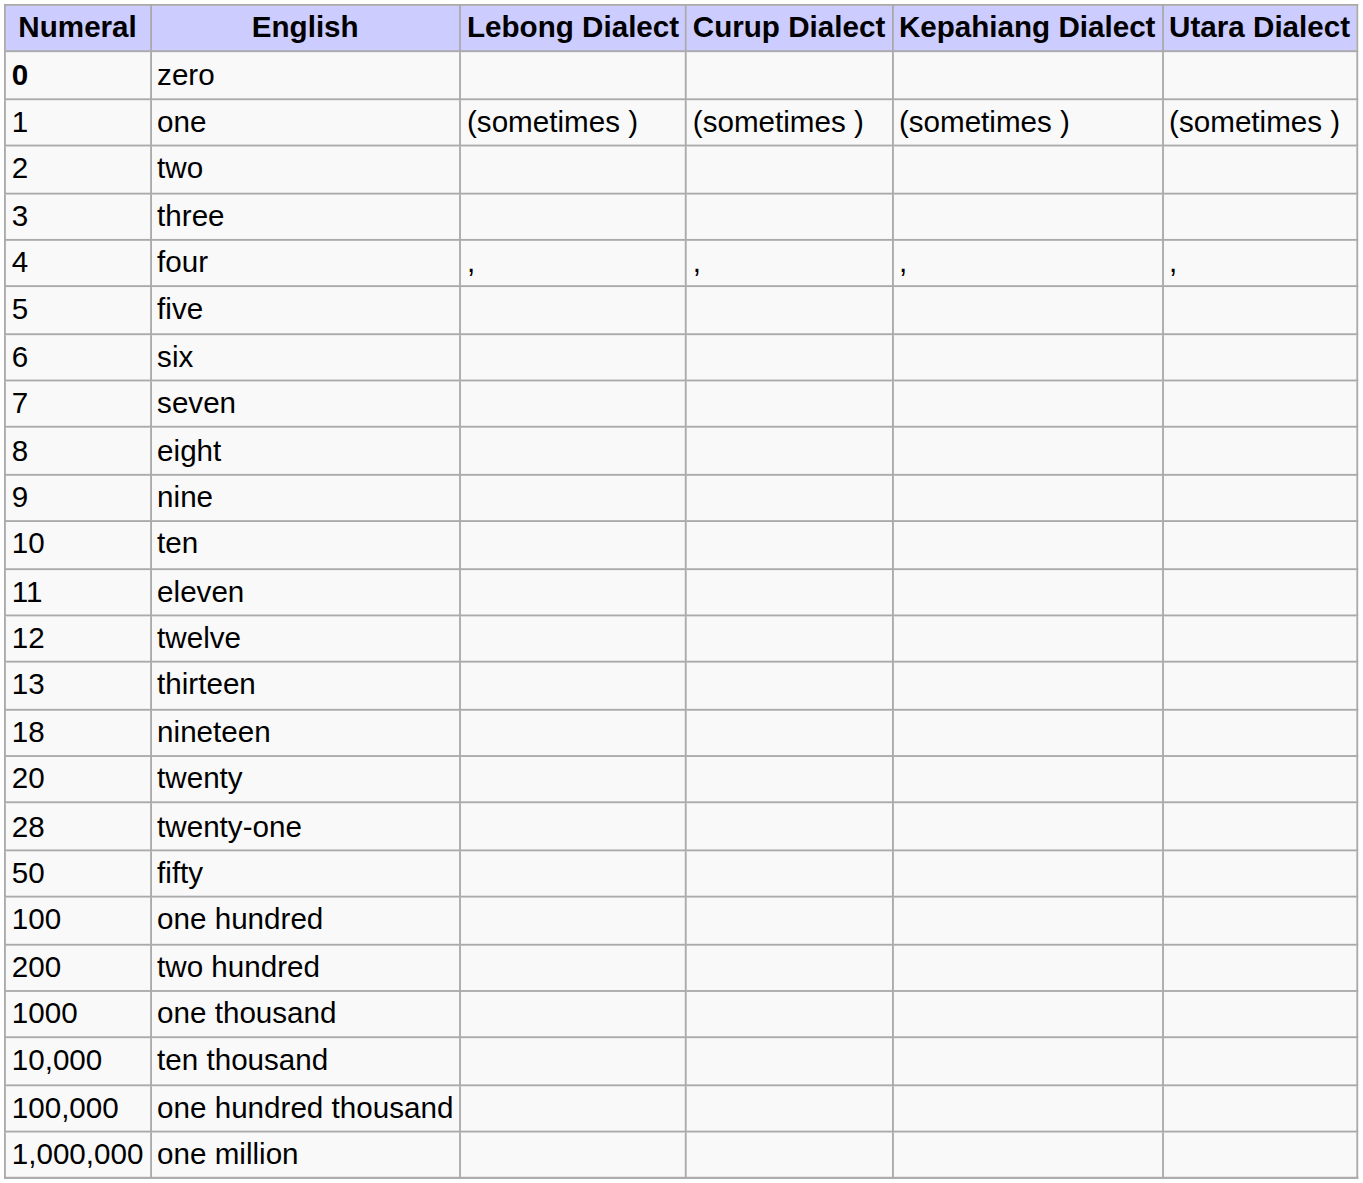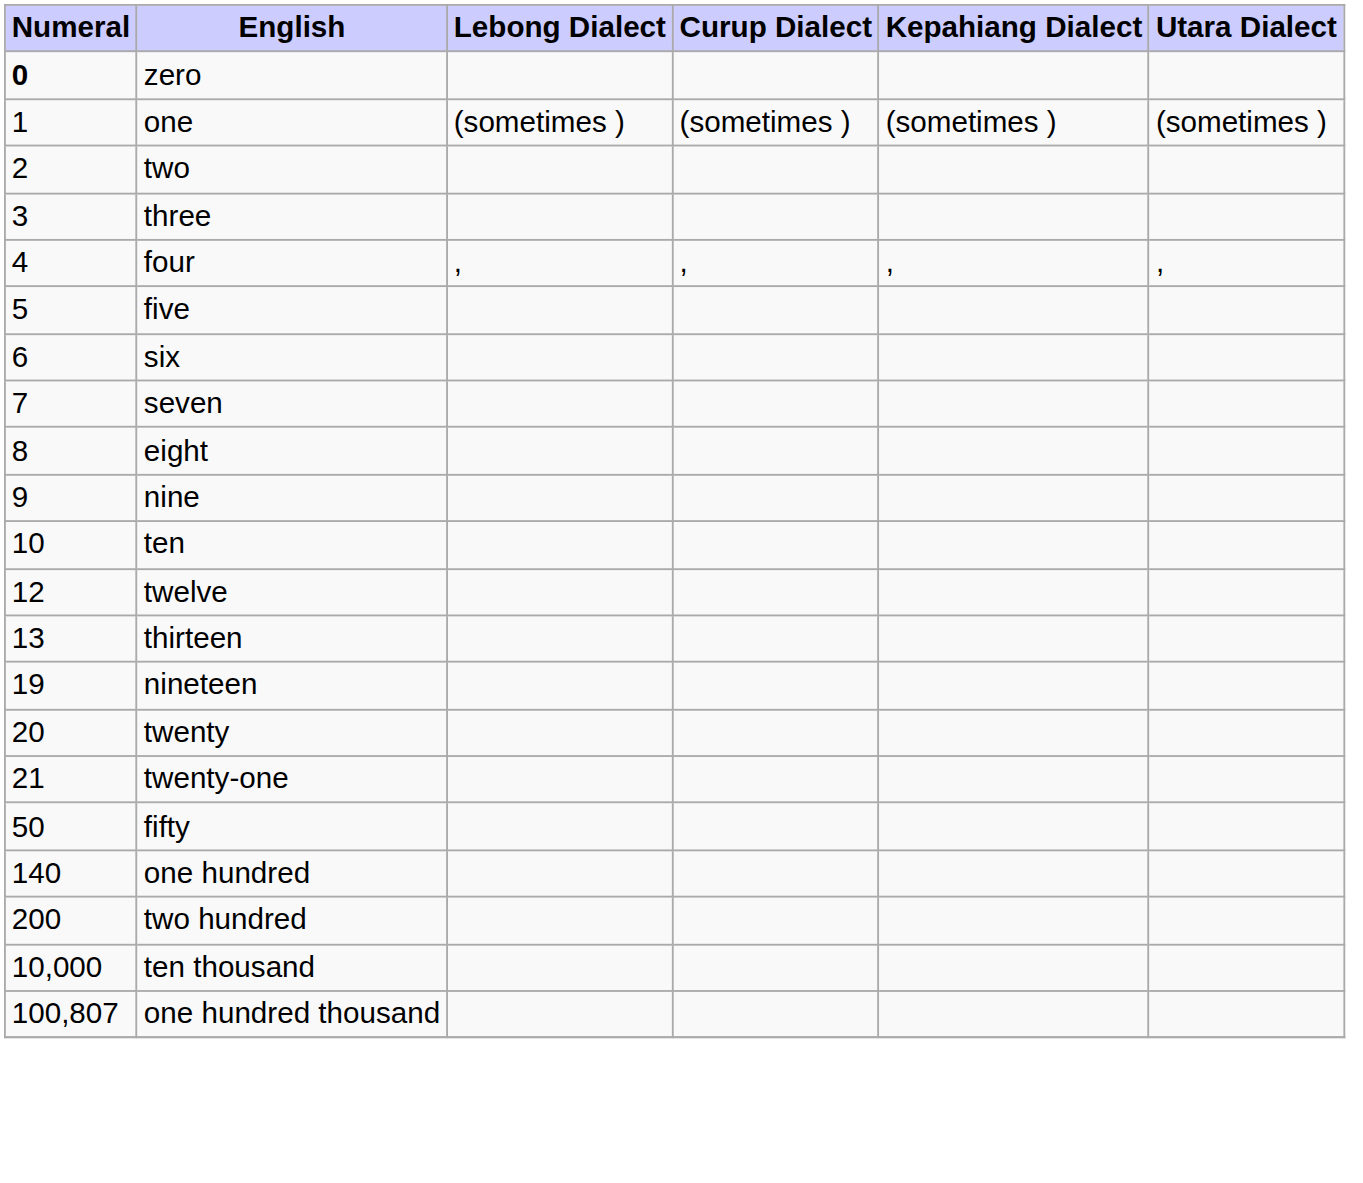- row: (201, 591)
(28, 732) 18 -> (28, 685) 19
(28, 826) 28 -> (28, 779) 21
(36, 919) 100 -> (36, 872) 140
- row: (247, 1013)
(65, 1107) 100,000 -> (65, 1013) 100,807
- row: (228, 1154)
